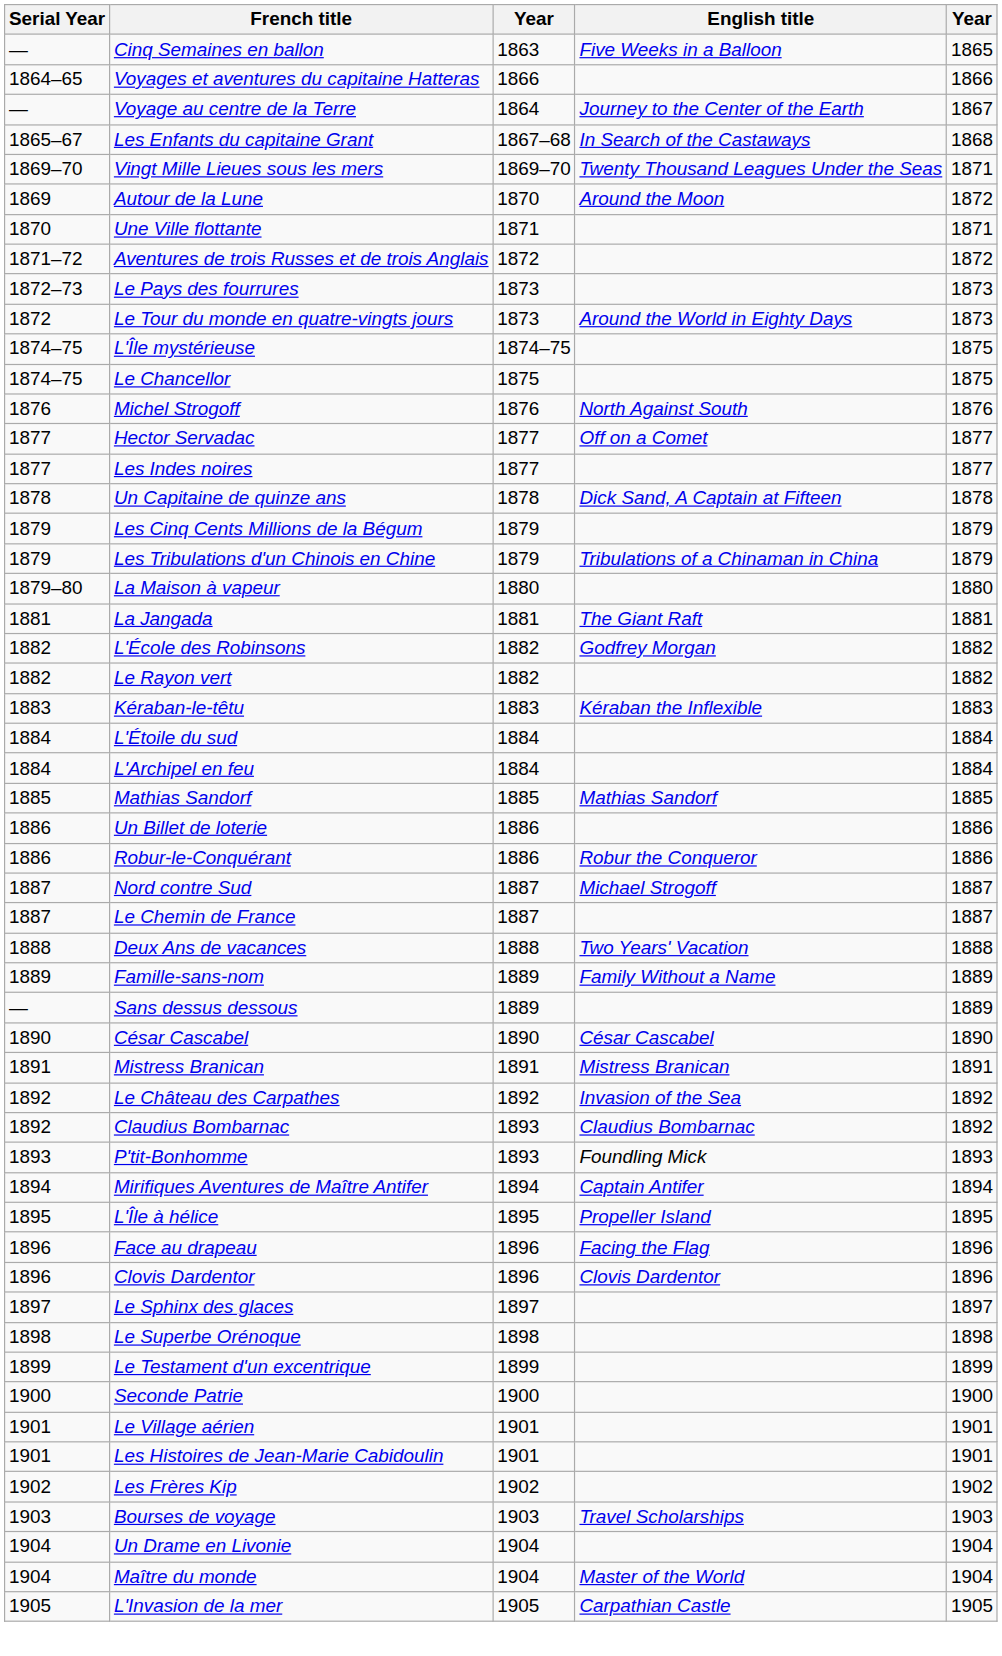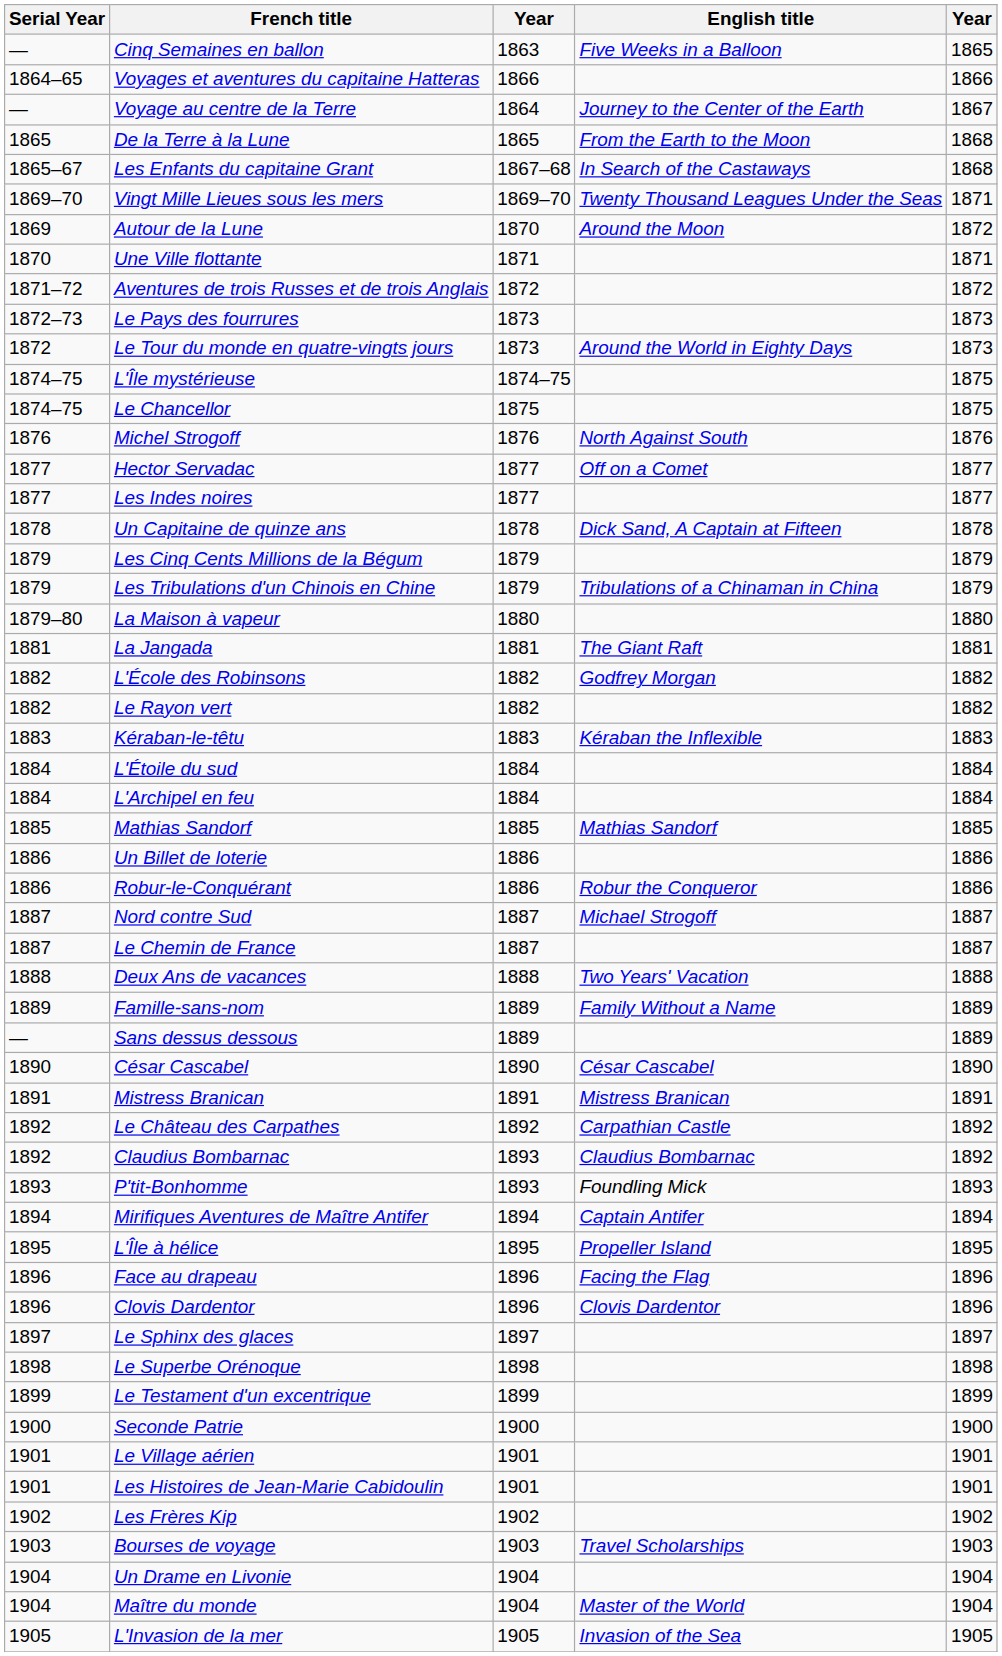+ row: (202, 139)
(660, 1097) Invasion of the Sea -> (655, 1127) Carpathian Castle
(655, 1606) Carpathian Castle -> (660, 1636) Invasion of the Sea
